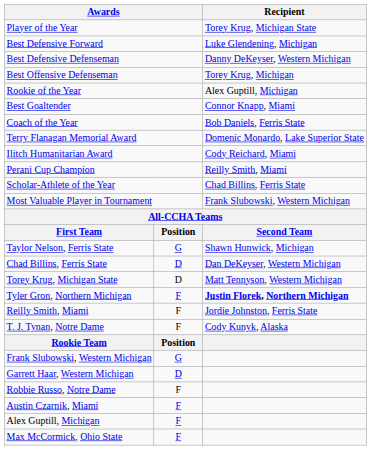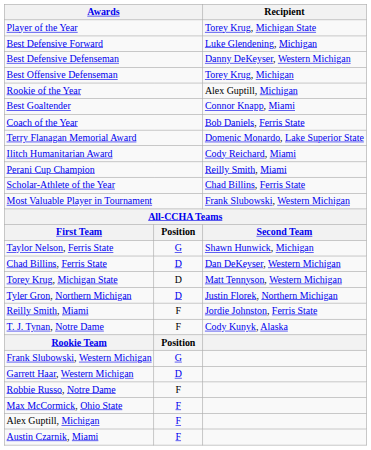(178, 295) F -> (178, 295) D
(277, 295) bold -> (271, 295) normal
rows swapped: (52, 405) <-> (64, 437)
